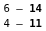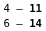rows swapped: (23, 23) <-> (23, 8)
